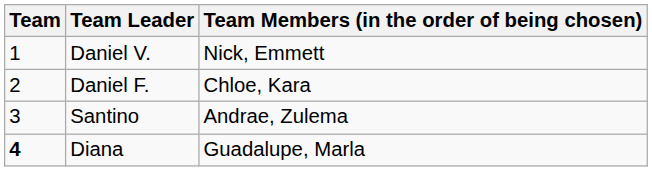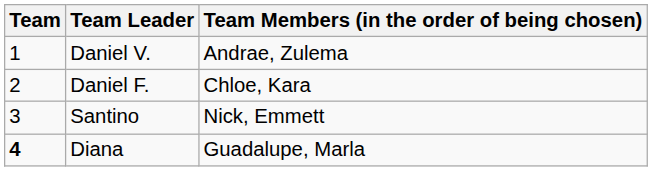(264, 52) Nick, Emmett -> (276, 52) Andrae, Zulema
(276, 117) Andrae, Zulema -> (264, 117) Nick, Emmett
